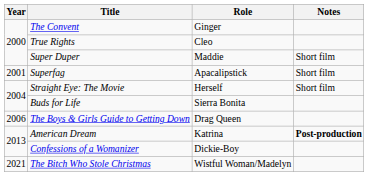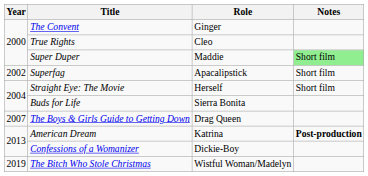(315, 57) no background -> (315, 57) lightgreen background
(16, 73) 2001 -> (16, 73) 2002
(16, 118) 2006 -> (16, 118) 2007
(16, 164) 2021 -> (16, 164) 2019
